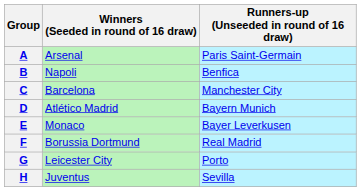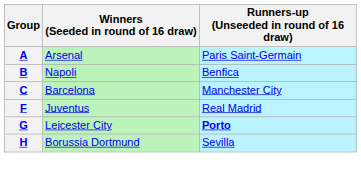- row: (23, 108)
- row: (23, 125)
(92, 143) Borussia Dortmund -> (67, 108) Juventus
(215, 160) normal -> (216, 125) bold
(67, 178) Juventus -> (92, 143) Borussia Dortmund
